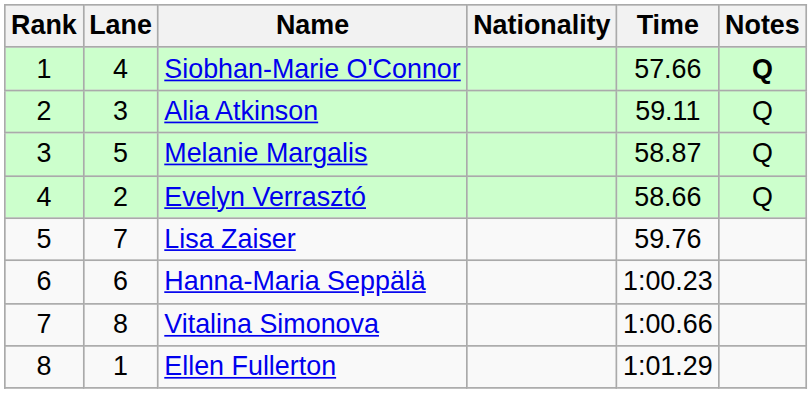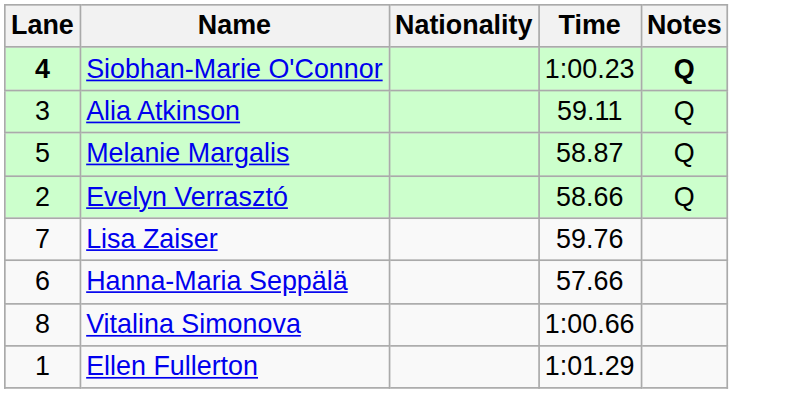- column: (44, 25)
(121, 68) normal -> (42, 68) bold
(668, 68) 57.66 -> (590, 68) 1:00.23
(668, 281) 1:00.23 -> (590, 281) 57.66
